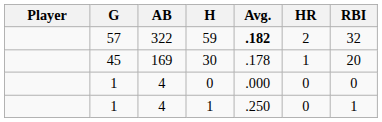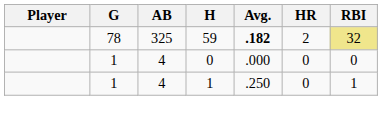(114, 38) 57 -> (114, 38) 78
(162, 38) 322 -> (162, 38) 325
(354, 38) no background -> (354, 38) khaki background
- row: (210, 60)
